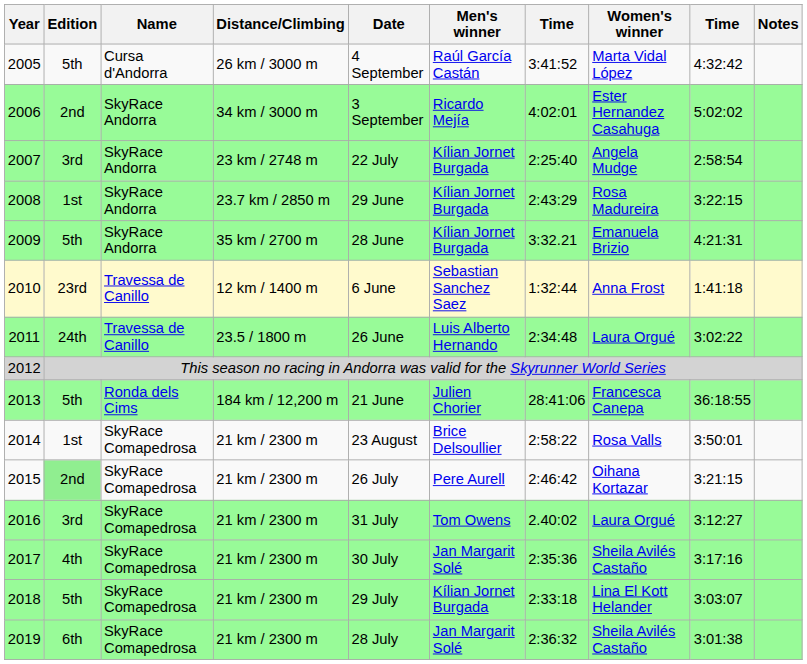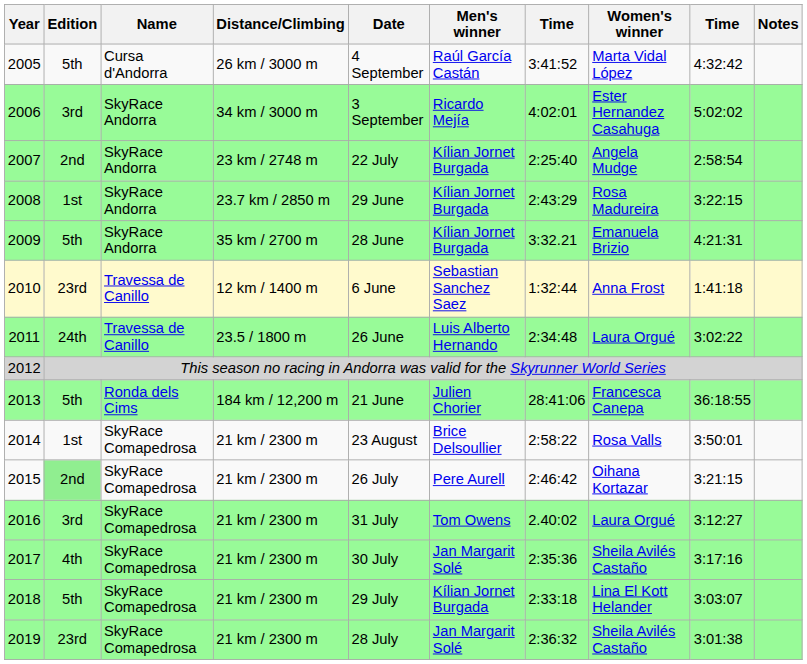(72, 112) 2nd -> (72, 112) 3rd
(72, 160) 3rd -> (72, 160) 2nd
(72, 639) 6th -> (72, 639) 23rd
